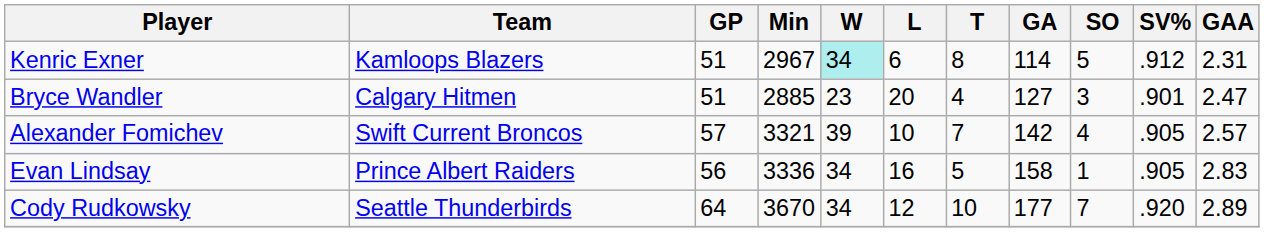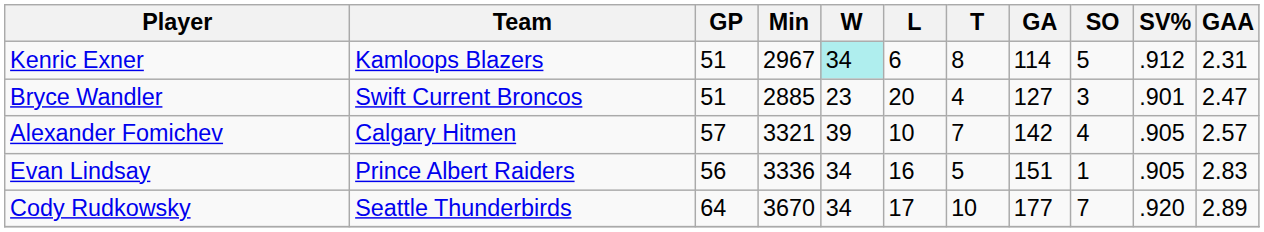(436, 97) Calgary Hitmen -> (469, 97) Swift Current Broncos
(469, 134) Swift Current Broncos -> (436, 134) Calgary Hitmen
(1033, 171) 158 -> (1033, 171) 151
(901, 208) 12 -> (901, 208) 17
